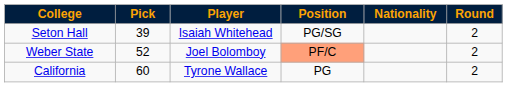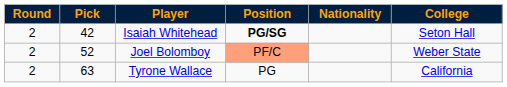columns swapped: (475, 14) <-> (60, 14)
(143, 33) 39 -> (87, 33) 42
(322, 33) normal -> (267, 33) bold
(143, 71) 60 -> (87, 71) 63
